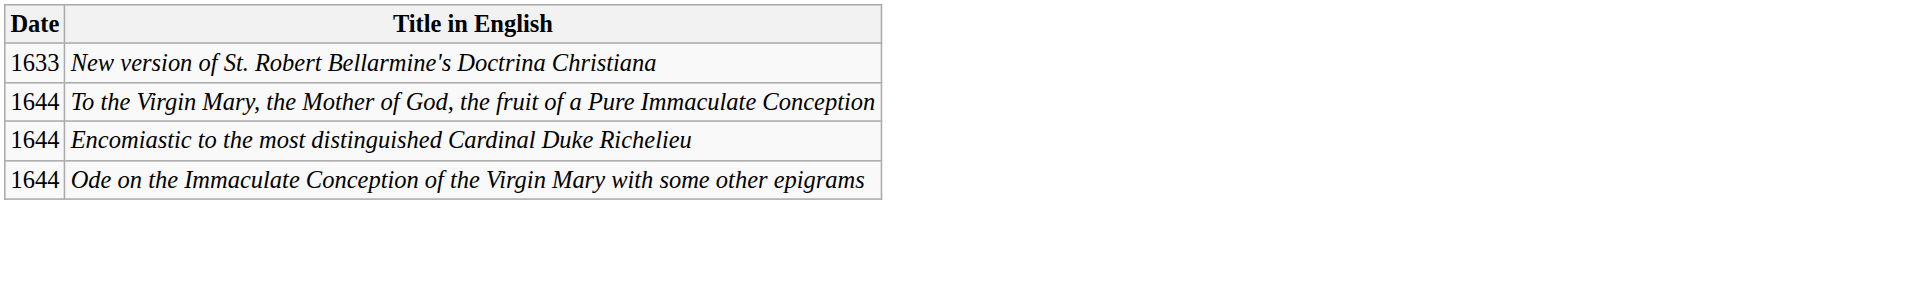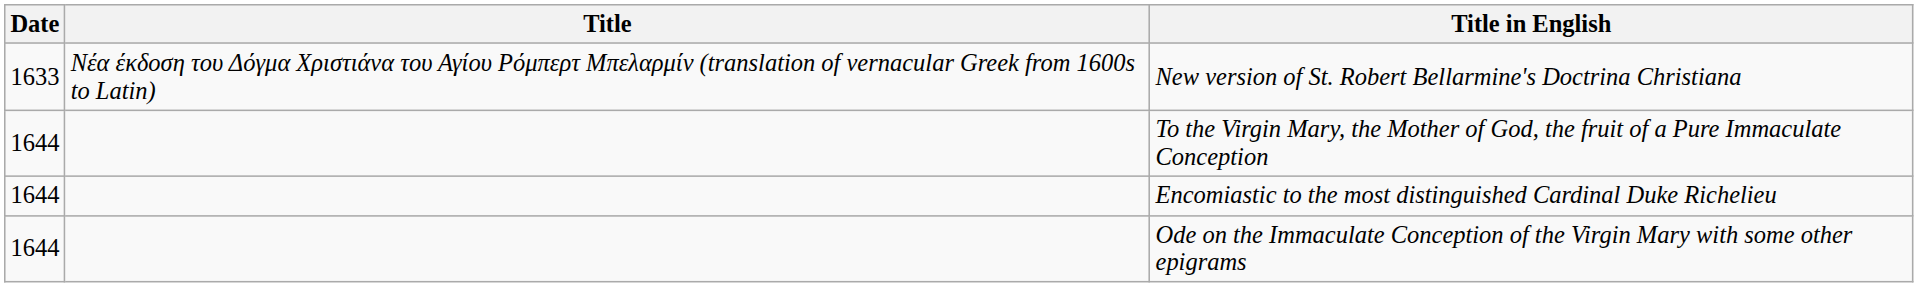+ column: (607, 23)
